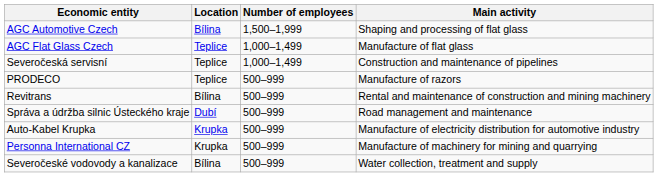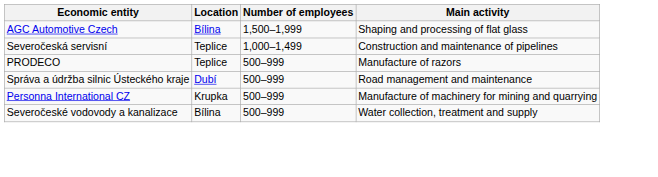- row: (60, 46)
- row: (29, 96)
- row: (51, 130)
